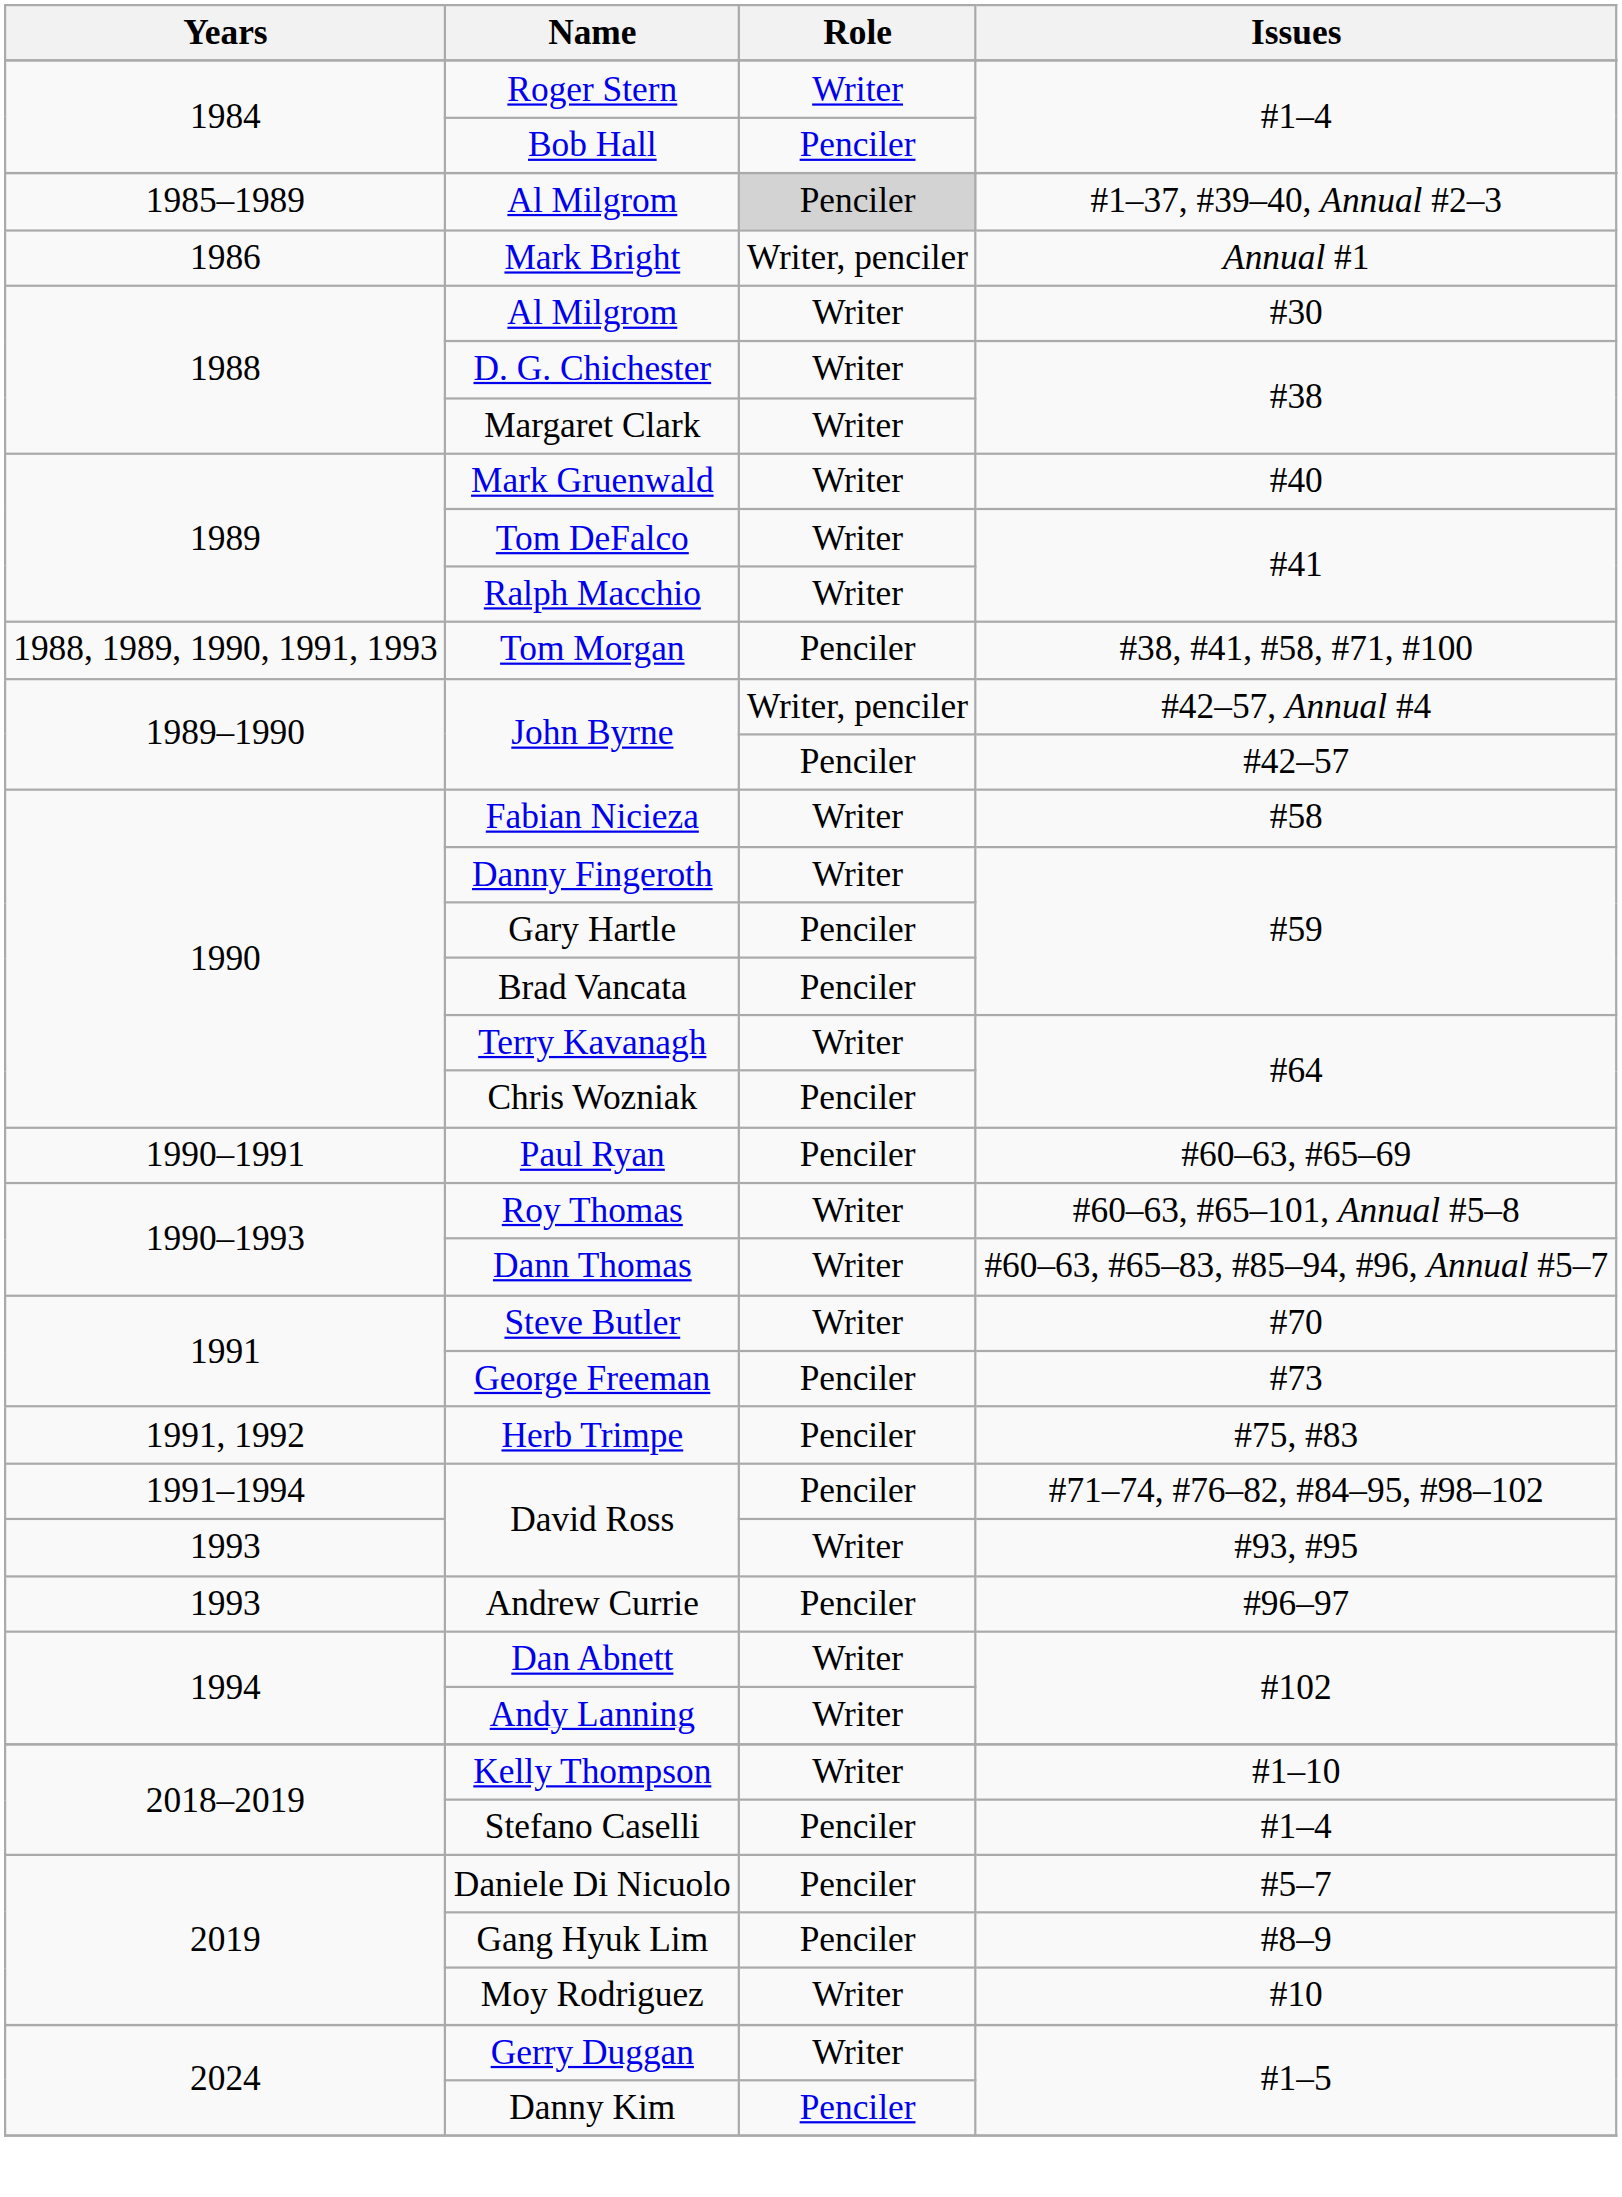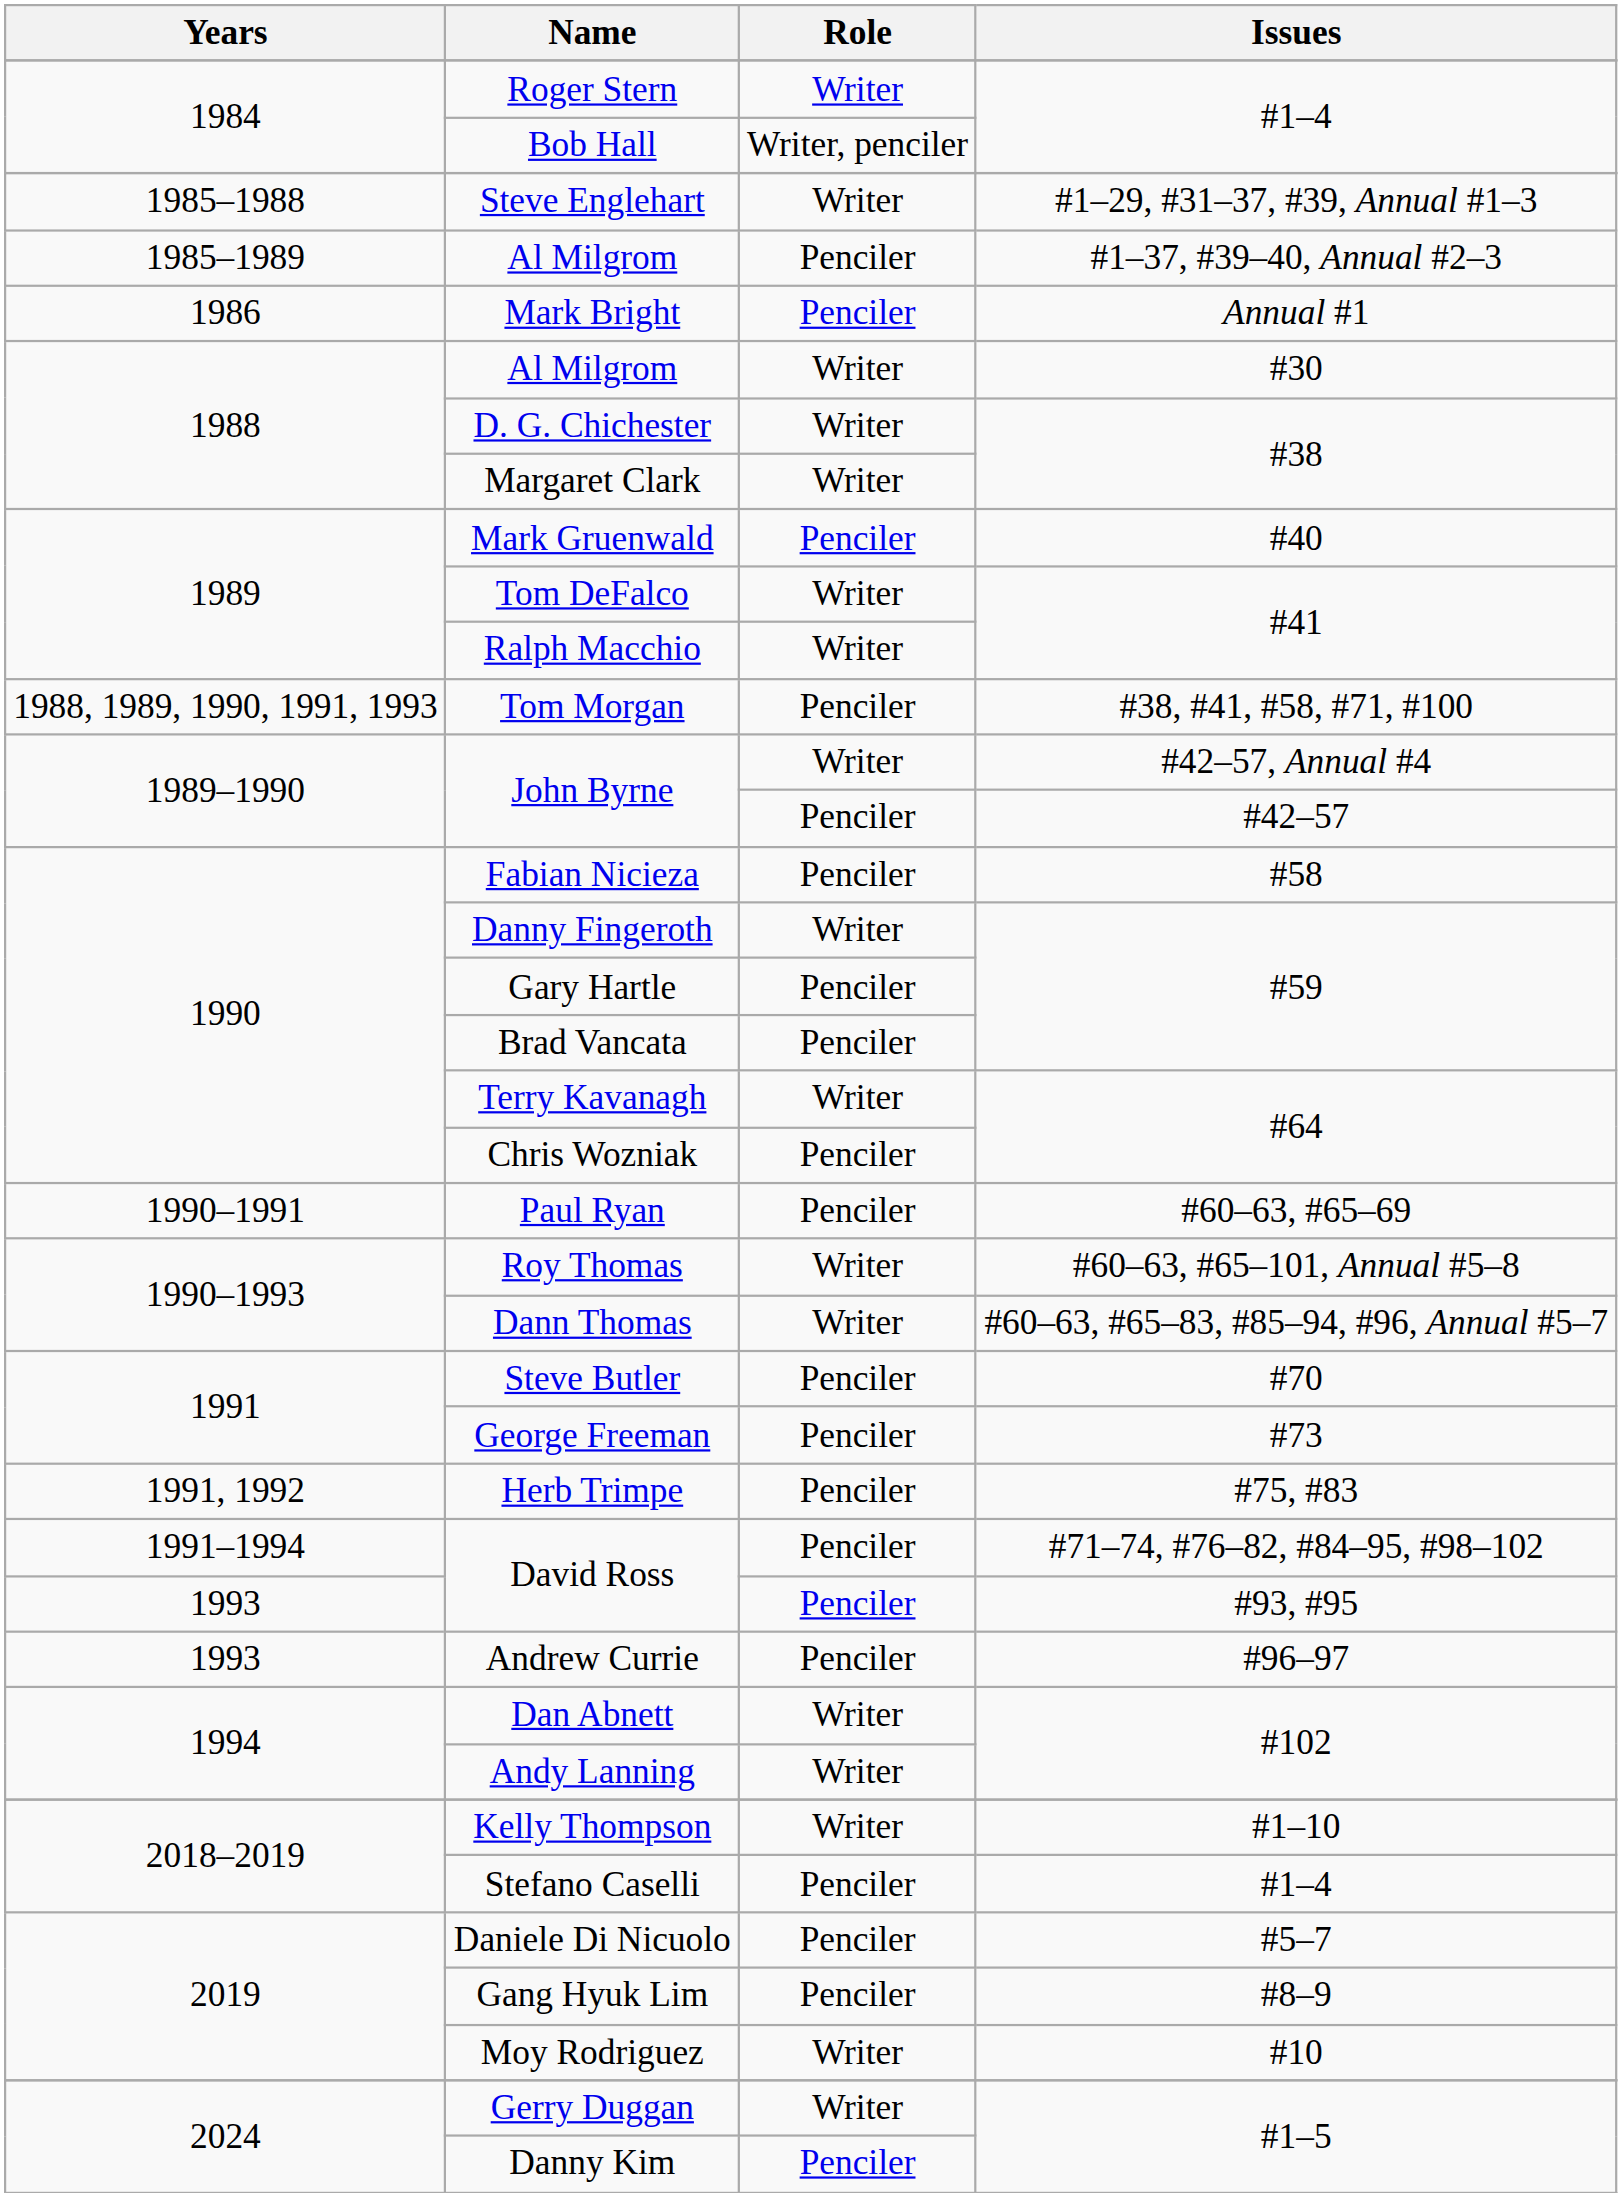(858, 144) Penciler -> (858, 144) Writer, penciler
+ row: (592, 200)
(858, 200) lightgrey background -> (858, 256) no background
(858, 256) Writer, penciler -> (858, 312) Penciler
(858, 481) Writer -> (858, 537) Penciler
(858, 705) Writer, penciler -> (858, 761) Writer
(858, 817) Writer -> (858, 873) Penciler
(858, 1322) Writer -> (858, 1378) Penciler
(858, 1546) Writer -> (858, 1602) Penciler
